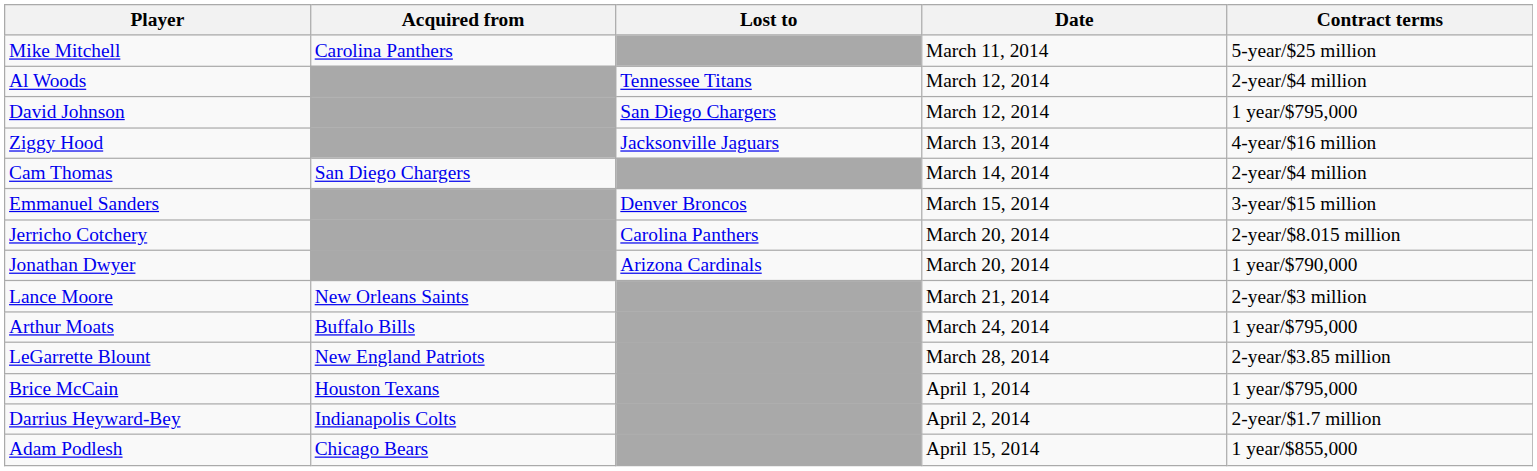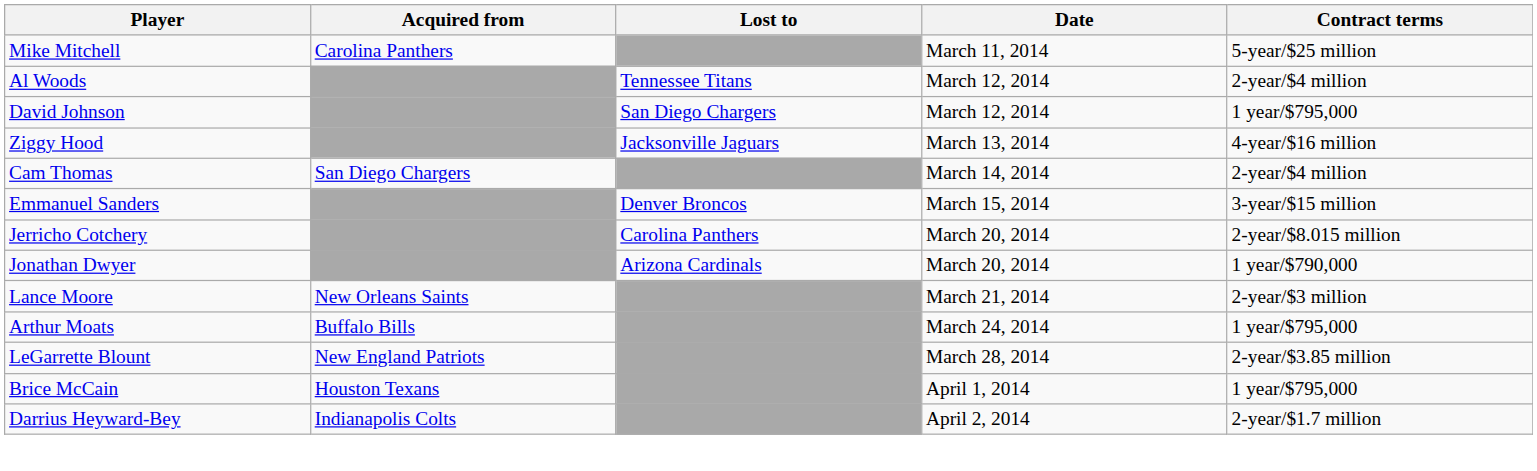- row: (66, 449)
